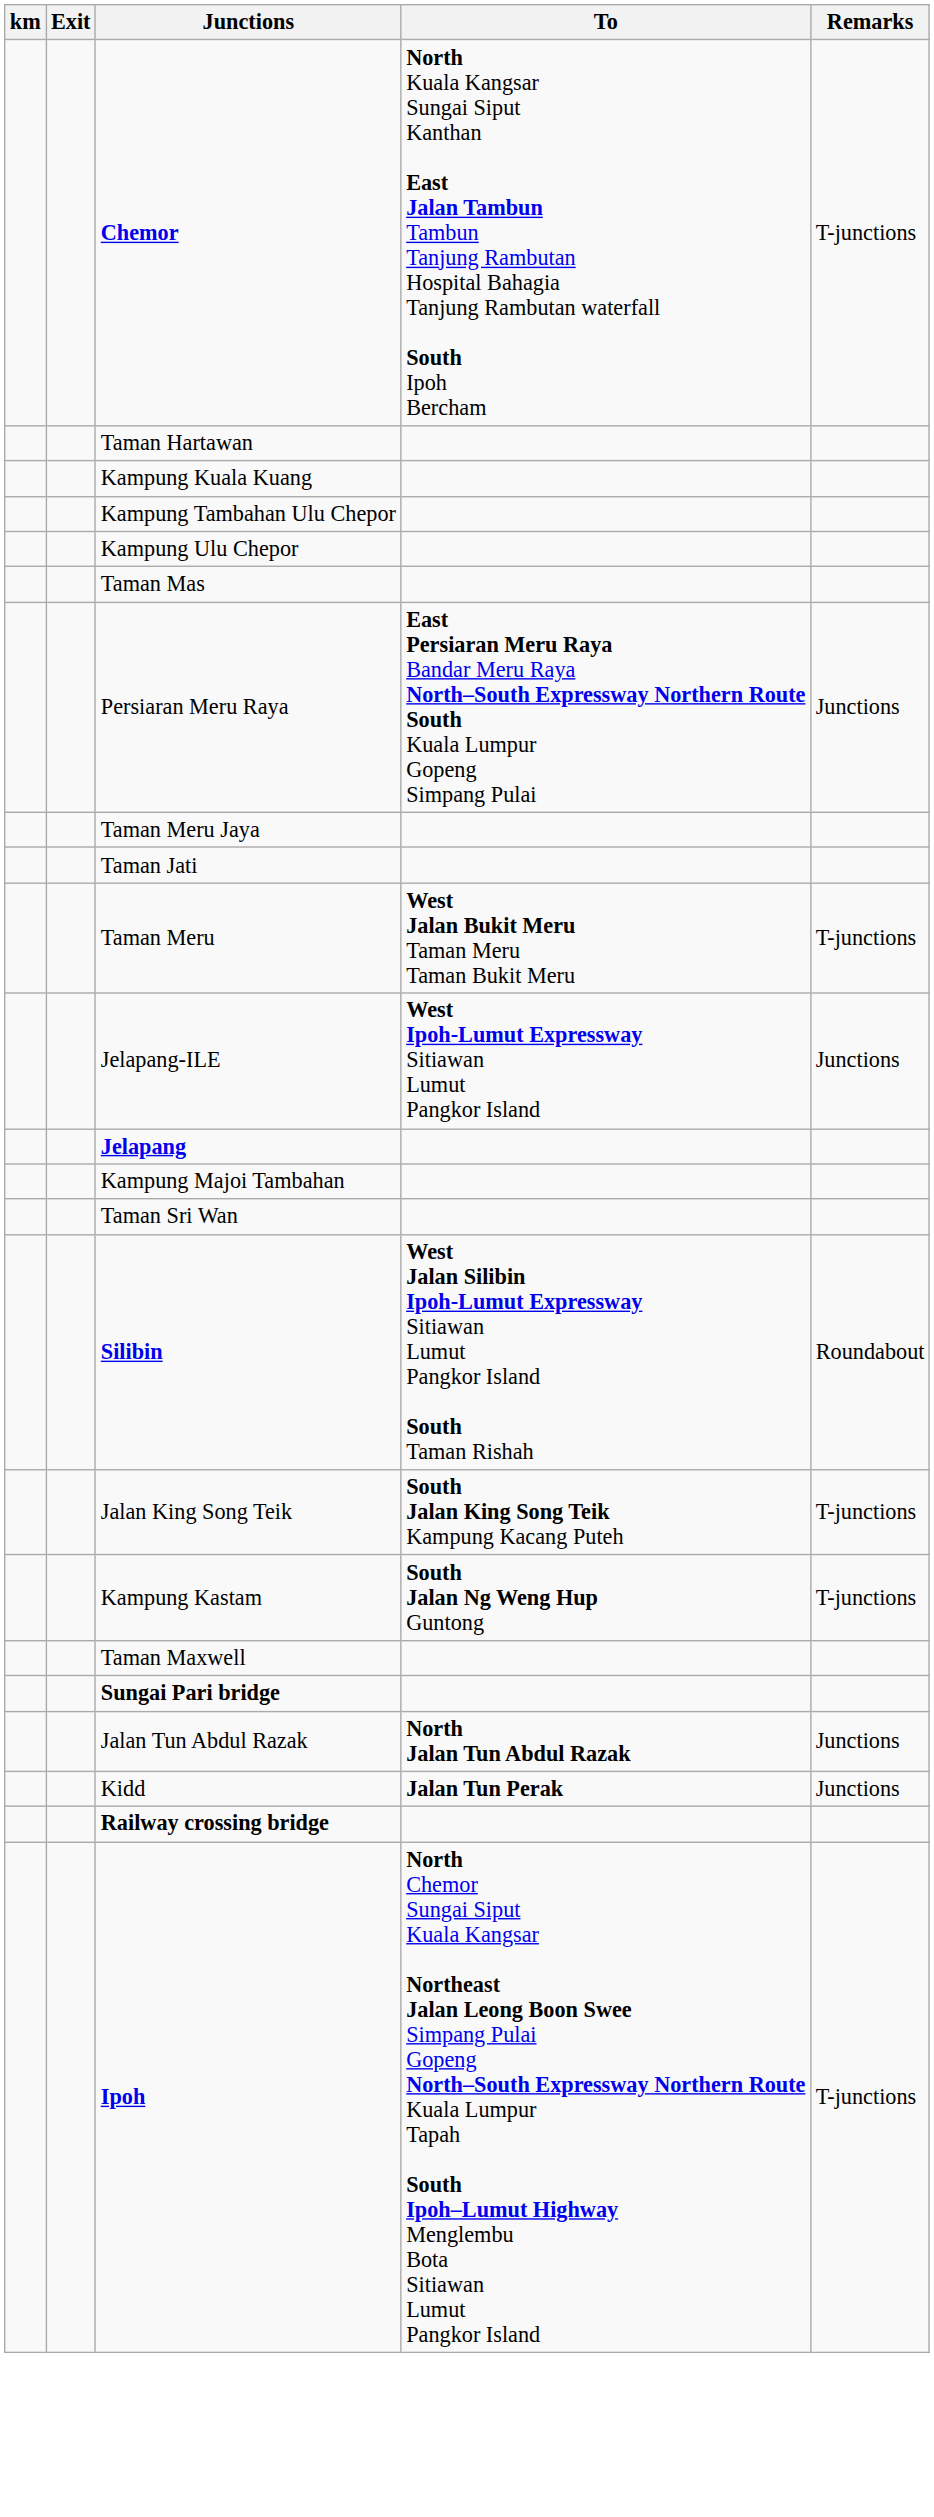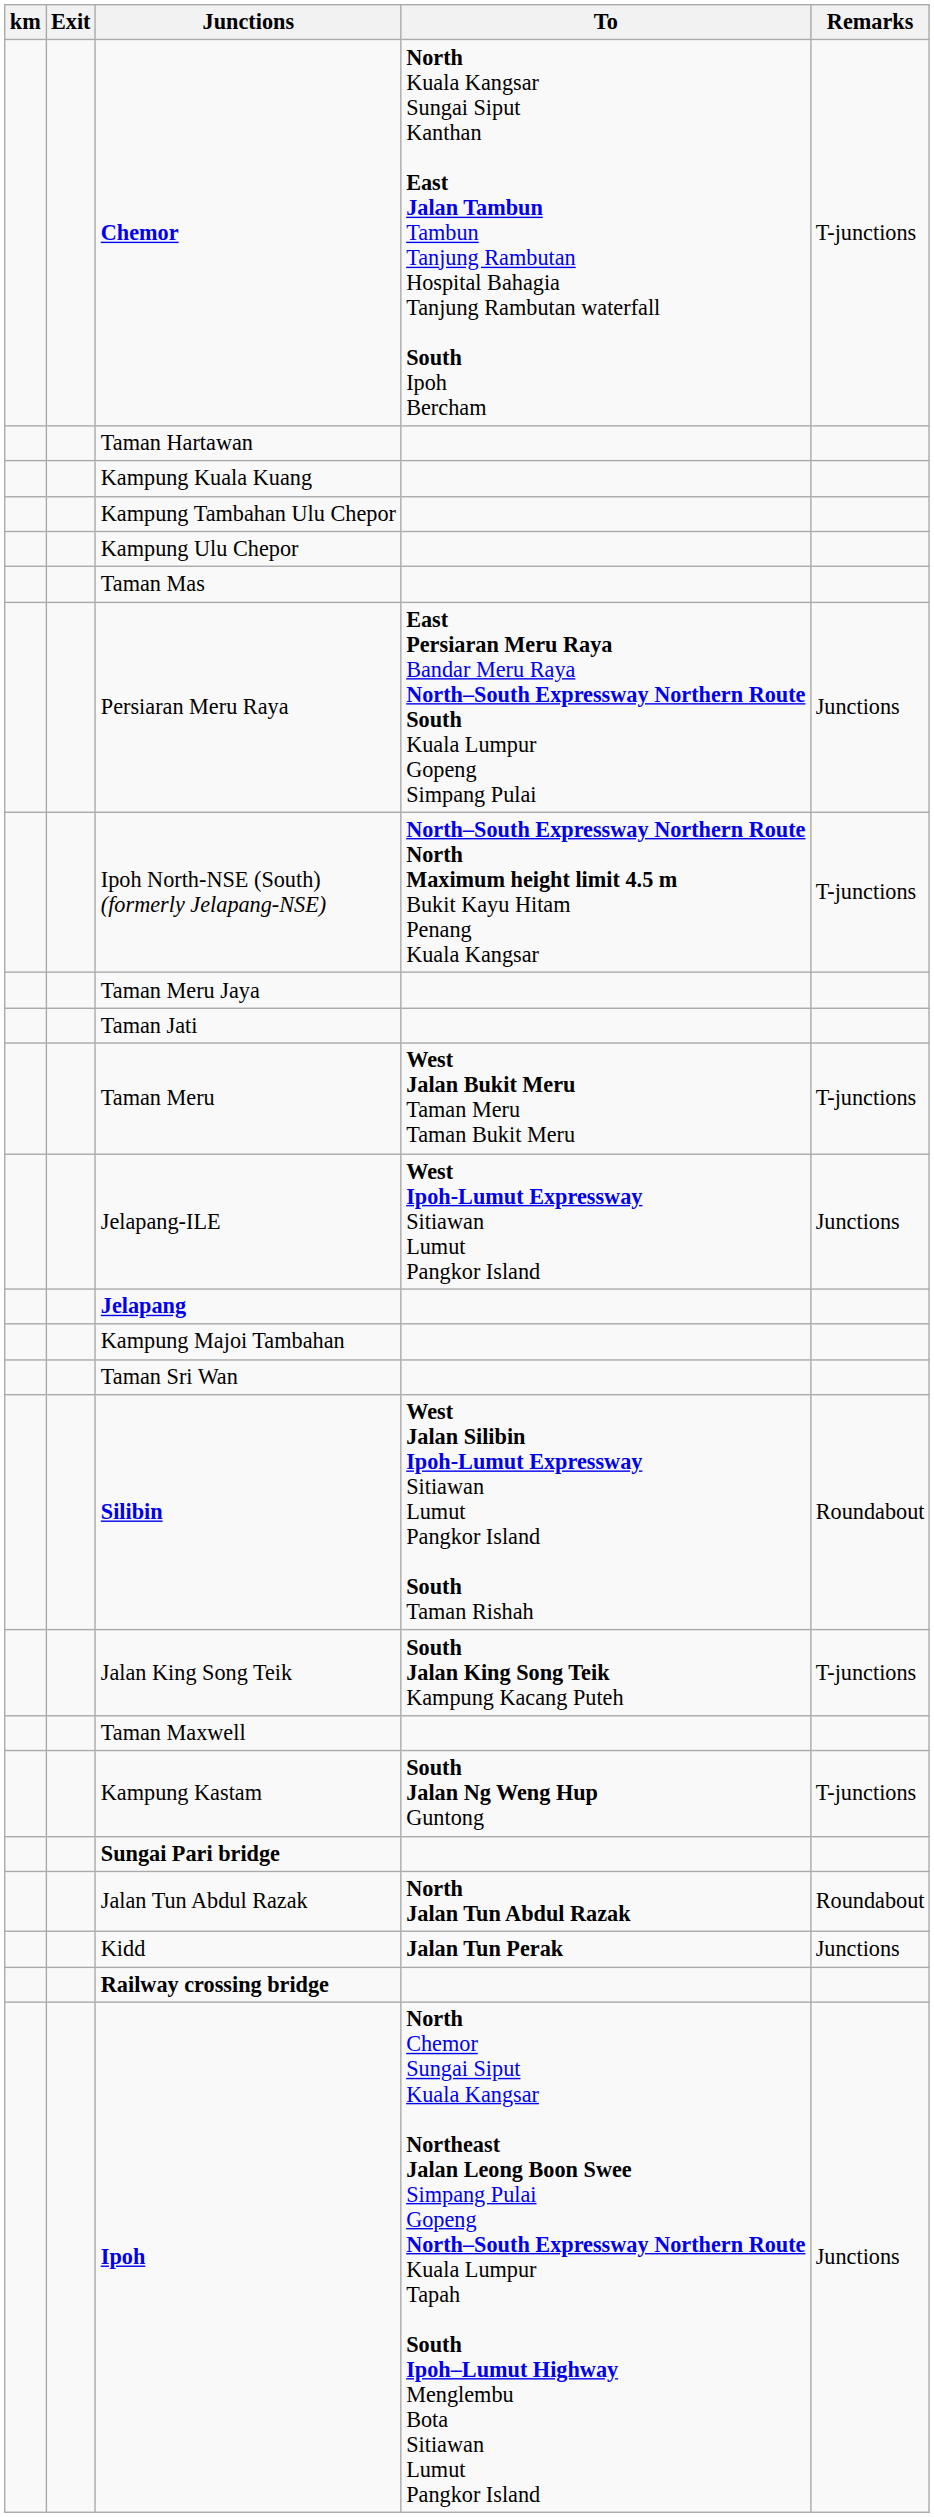+ row: (213, 892)
rows swapped: (173, 1657) <-> (181, 1597)
(858, 1740) Junctions -> (870, 1901) Roundabout
(866, 2096) T-junctions -> (858, 2257) Junctions
